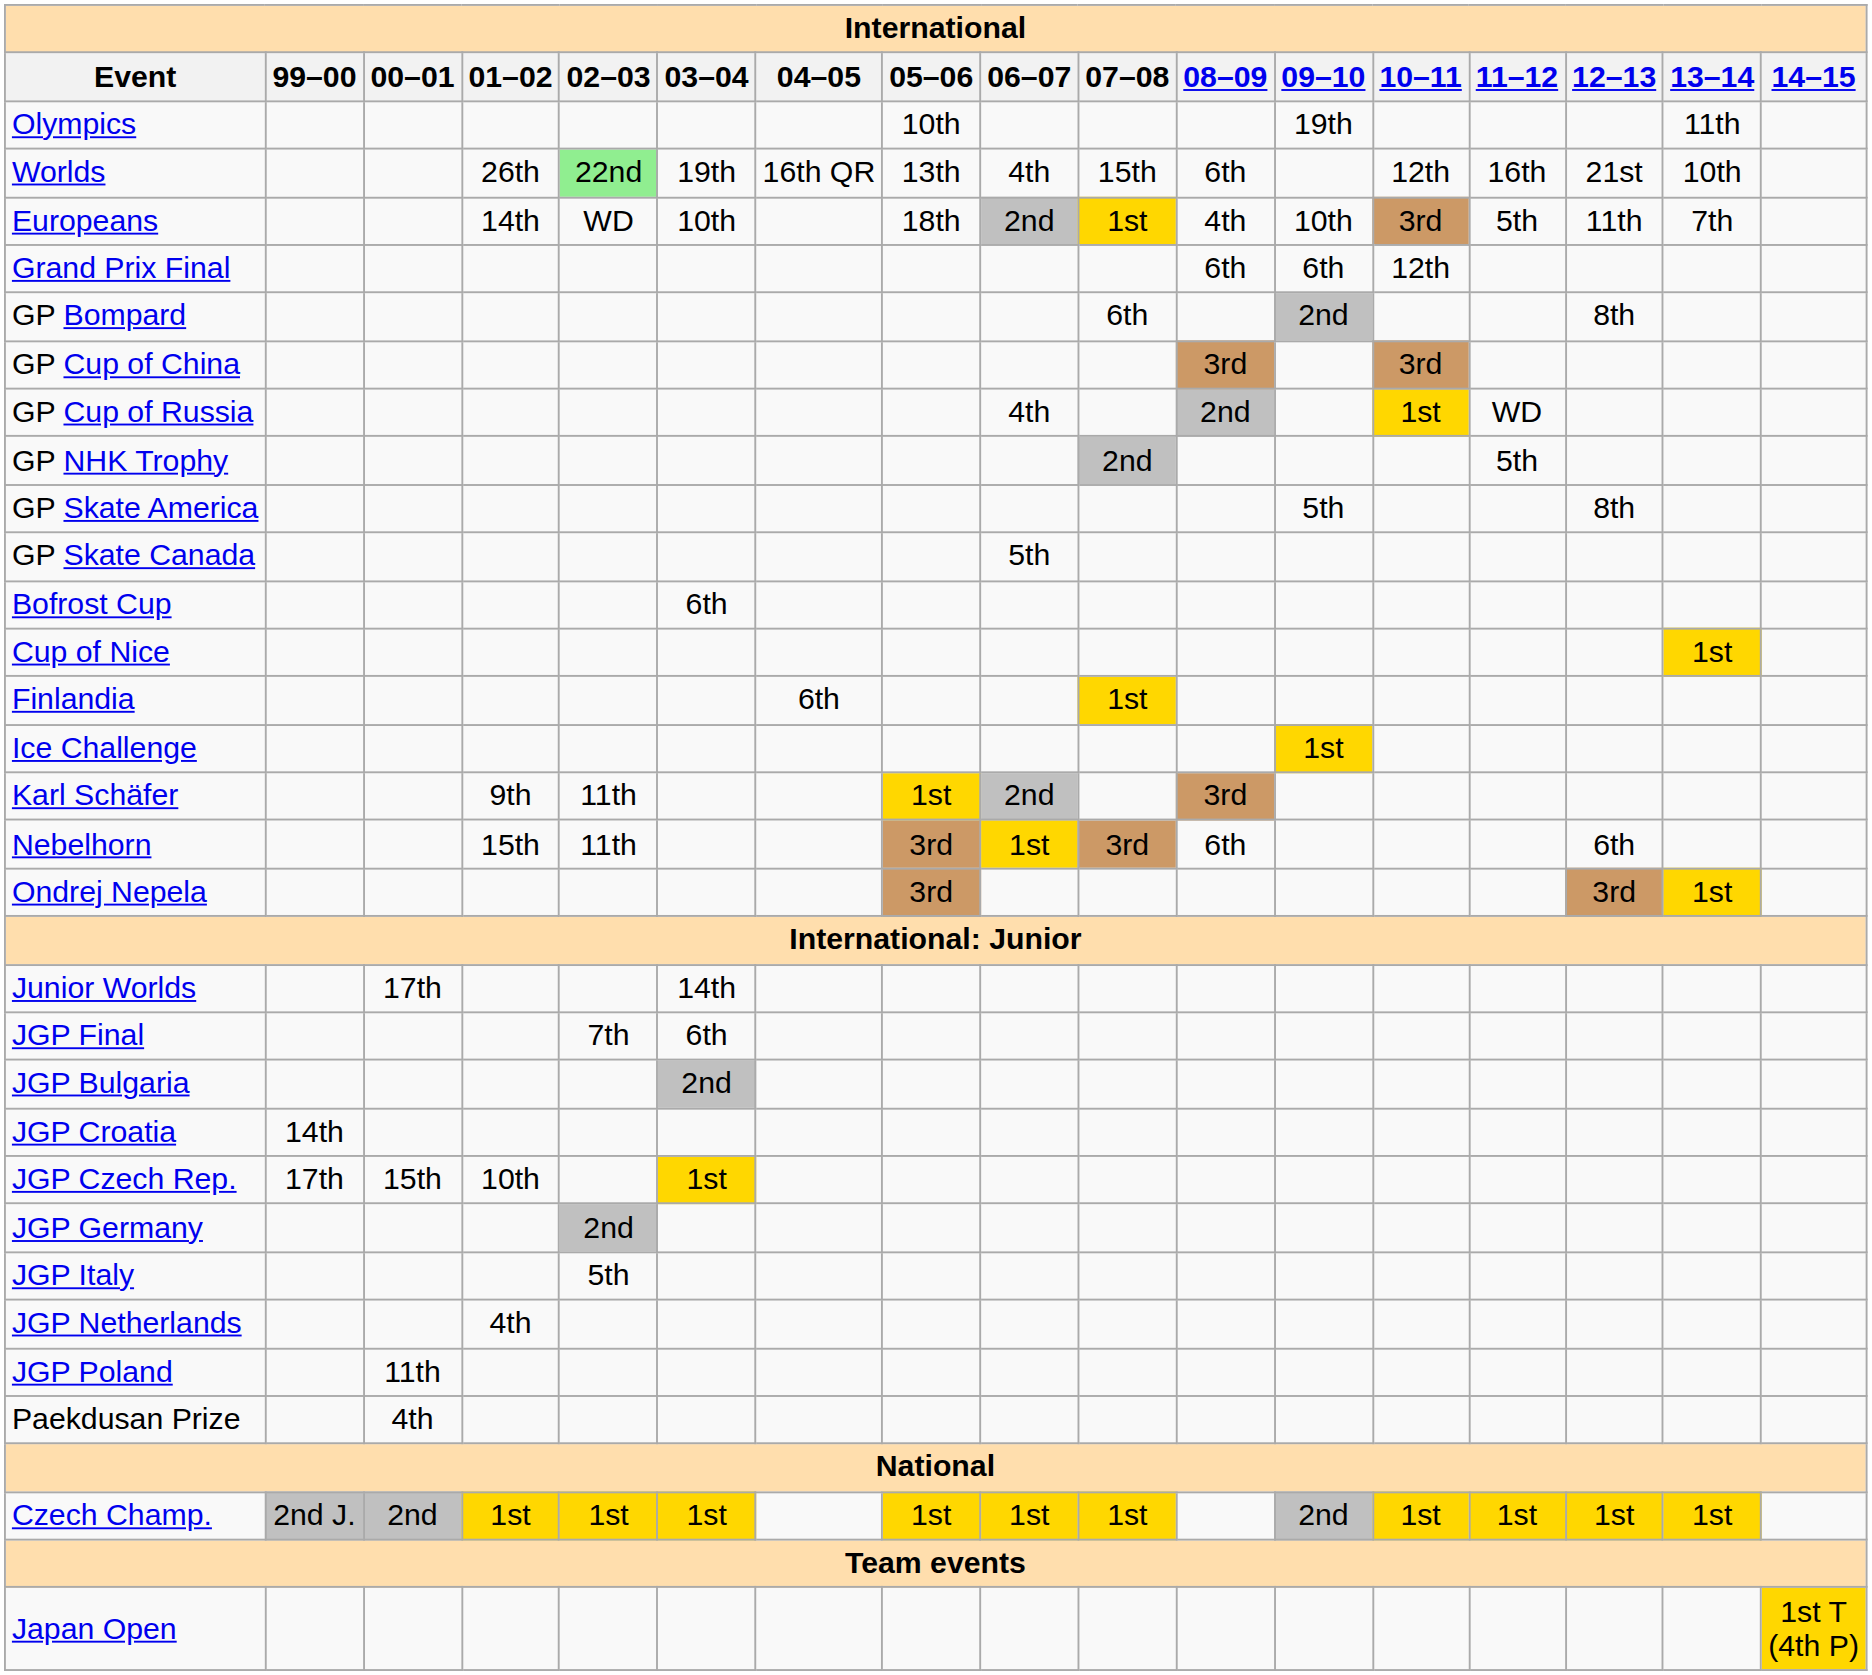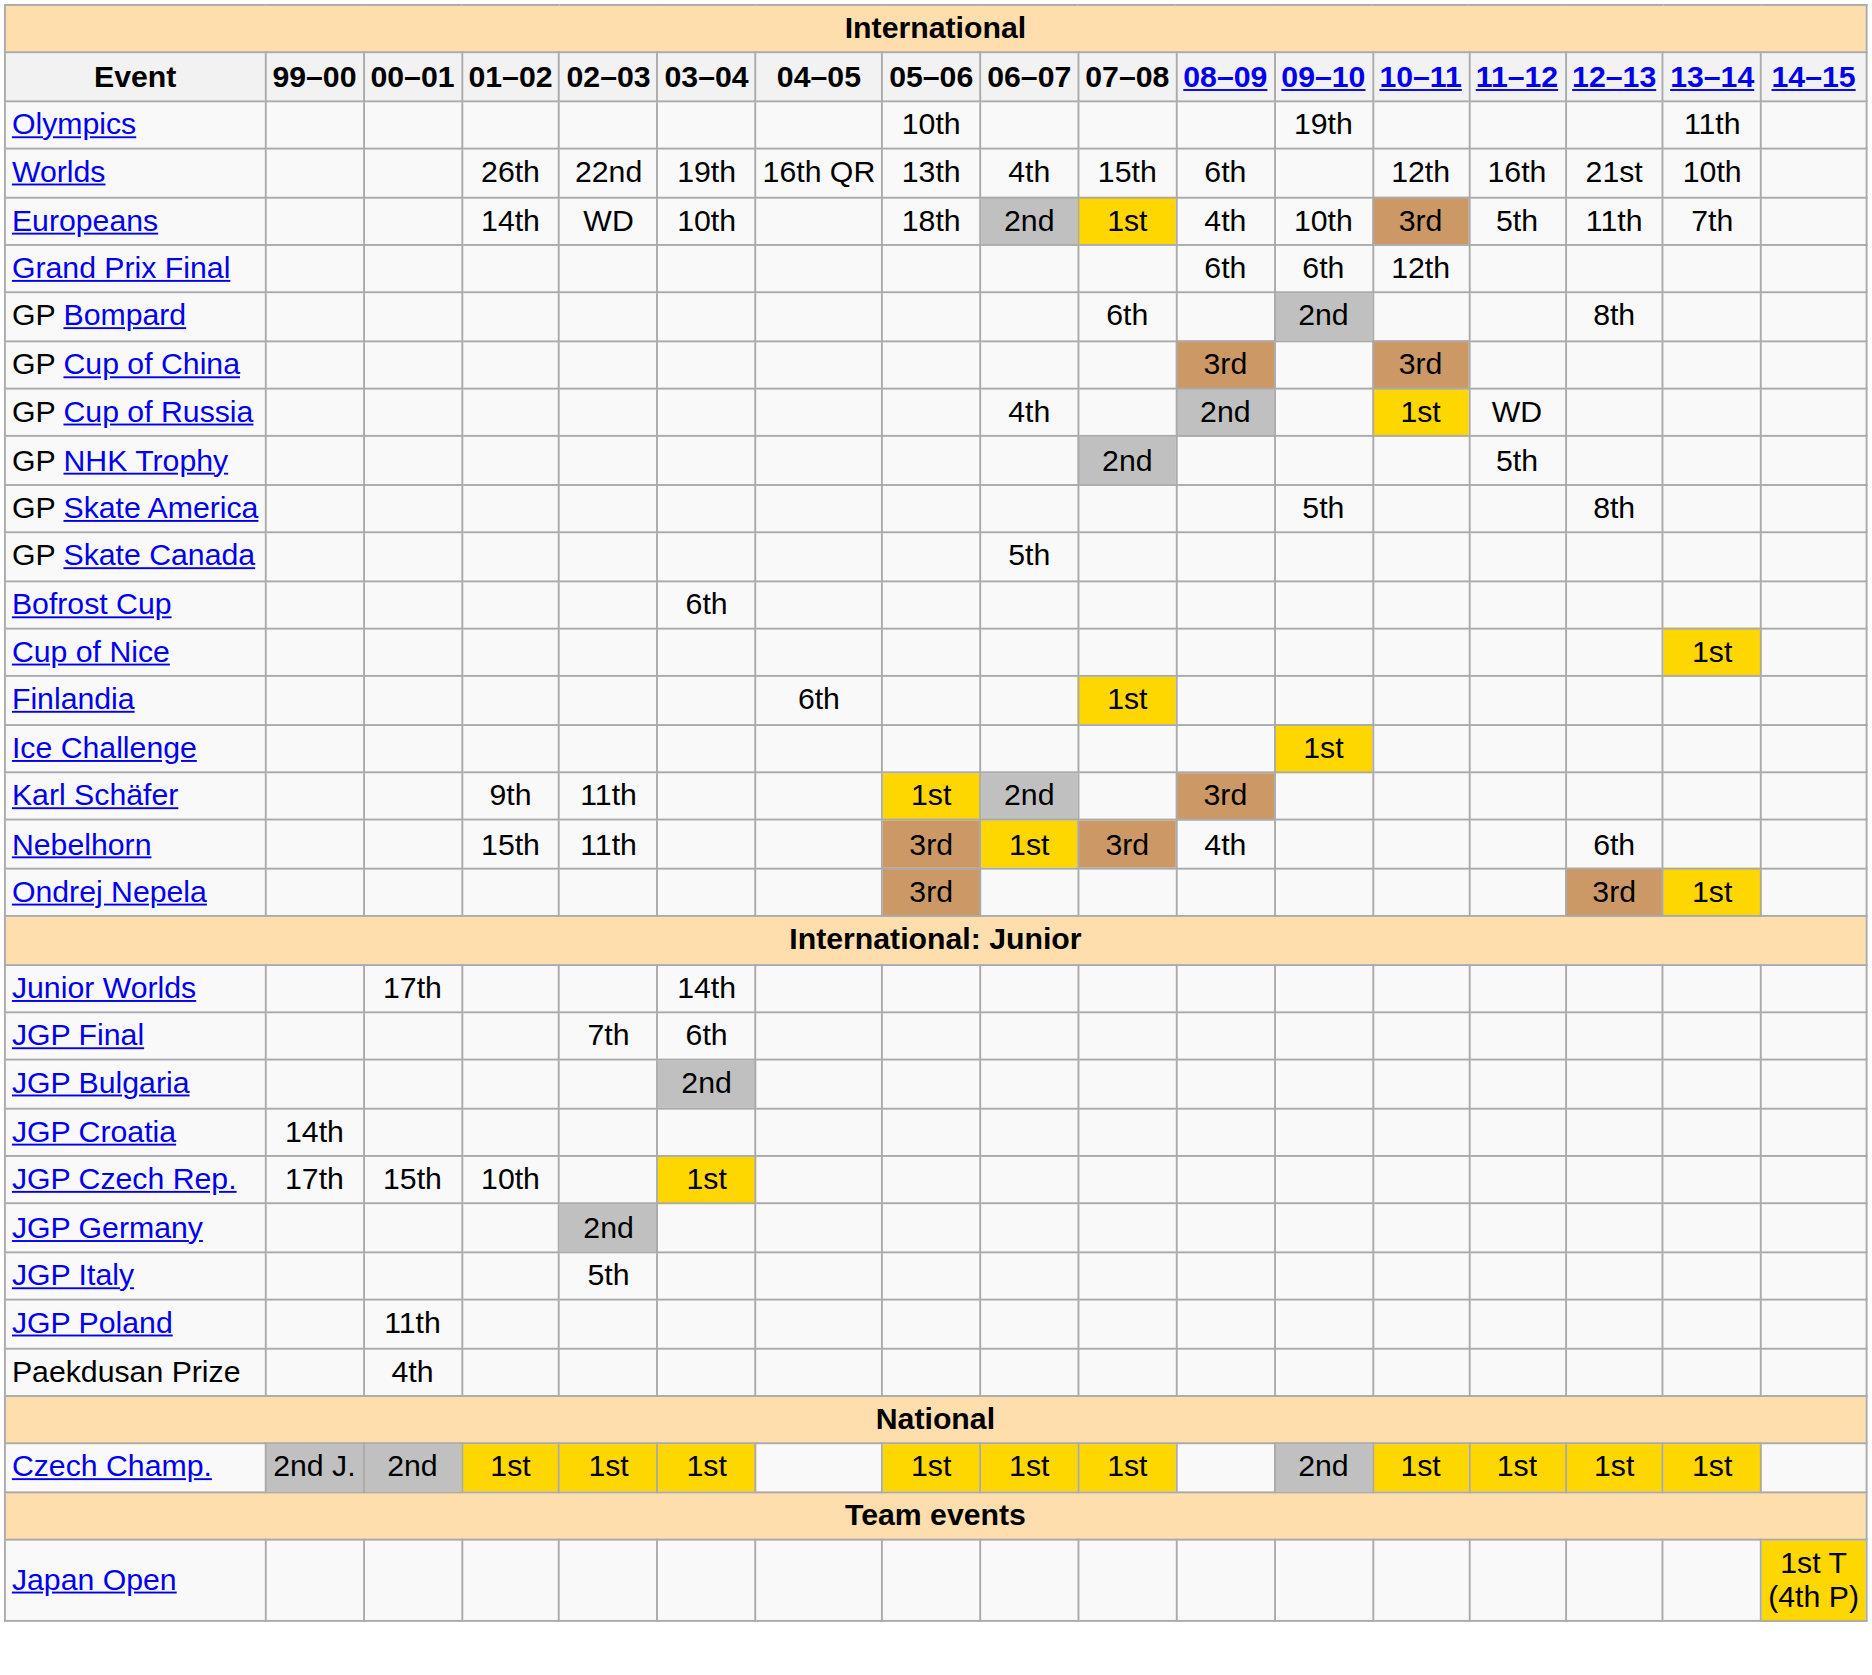(609, 172) lightgreen background -> (609, 172) no background
(1225, 843) 6th -> (1225, 843) 4th
- row: (127, 1323)
